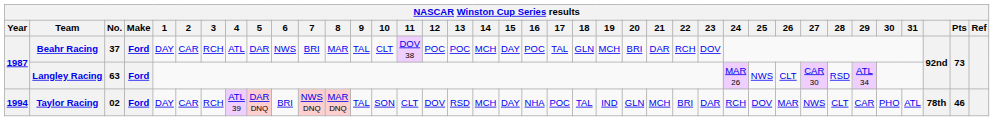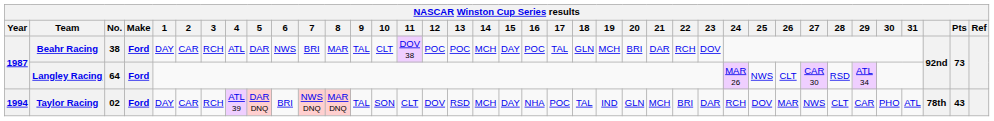(115, 49) 37 -> (115, 49) 38
(115, 76) 63 -> (115, 76) 64
(959, 102) 46 -> (959, 102) 43
